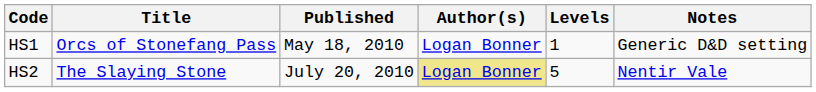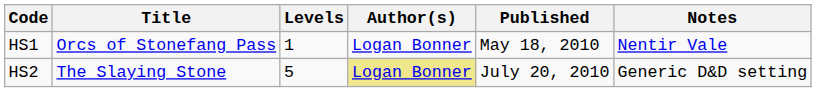columns swapped: (580, 18) <-> (349, 18)
(712, 45) Generic D&D setting -> (672, 45) Nentir Vale
(672, 72) Nentir Vale -> (712, 72) Generic D&D setting
